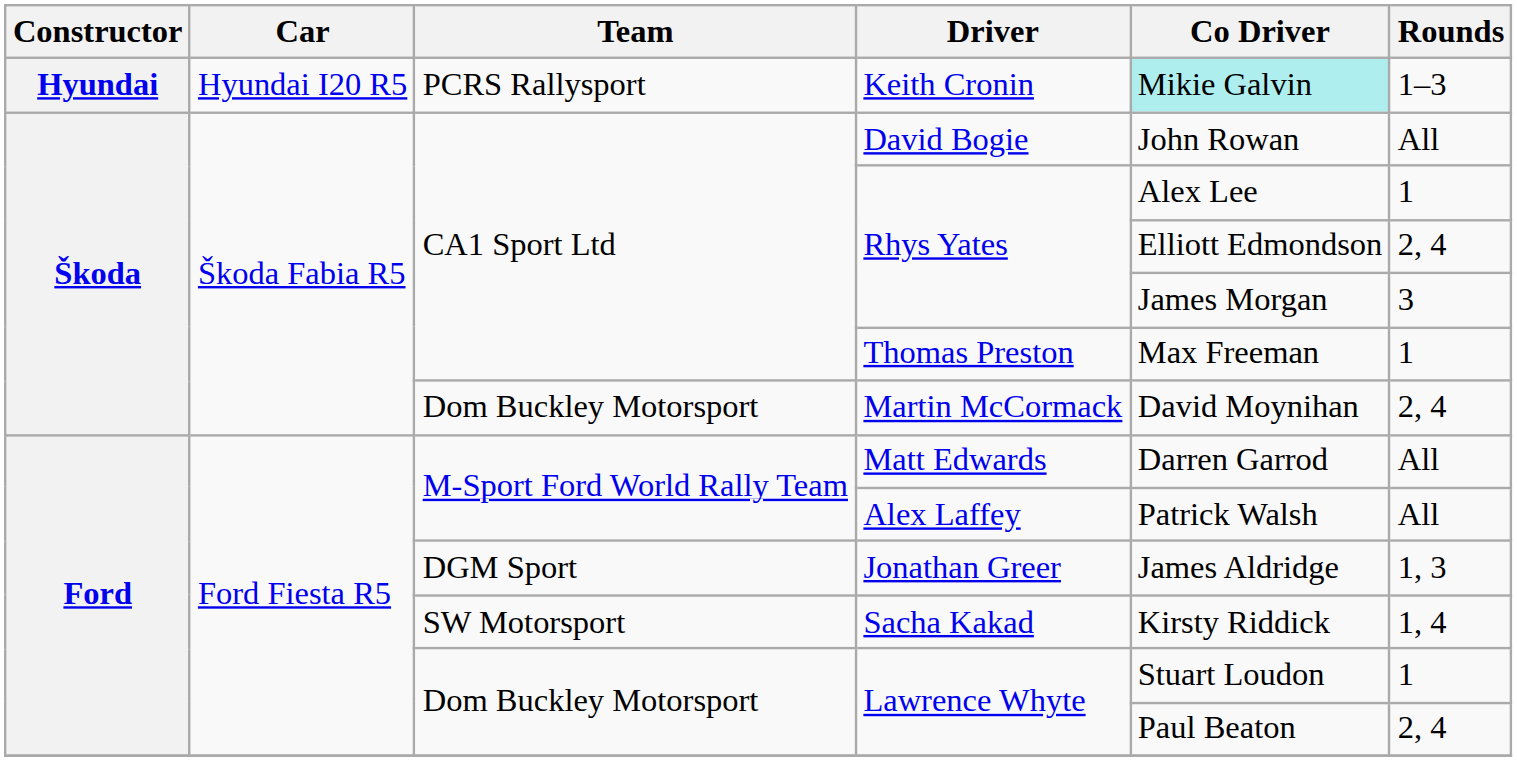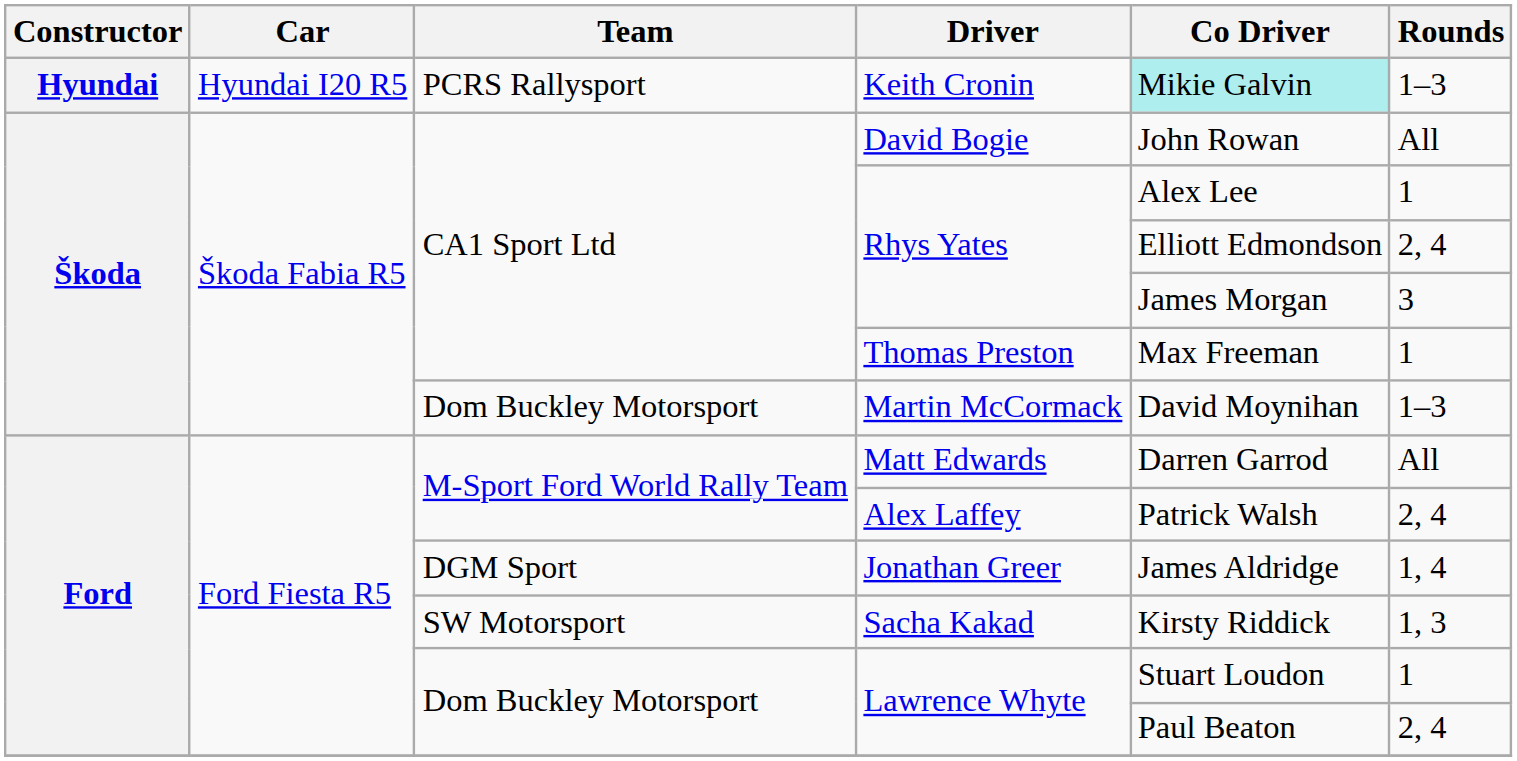(1422, 406) 2, 4 -> (1422, 406) 1–3
(1419, 513) All -> (1422, 513) 2, 4
(1422, 567) 1, 3 -> (1422, 567) 1, 4
(1422, 620) 1, 4 -> (1422, 620) 1, 3
